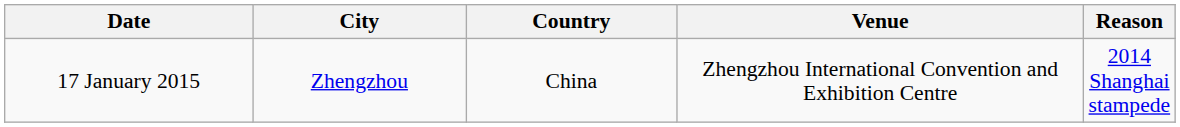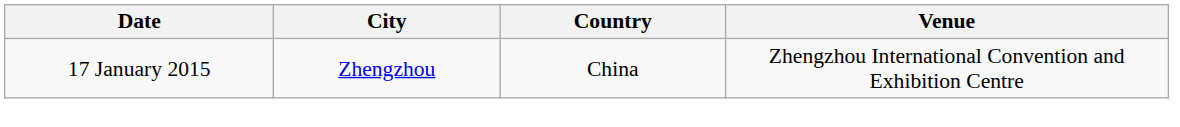- column: (1129, 21)
